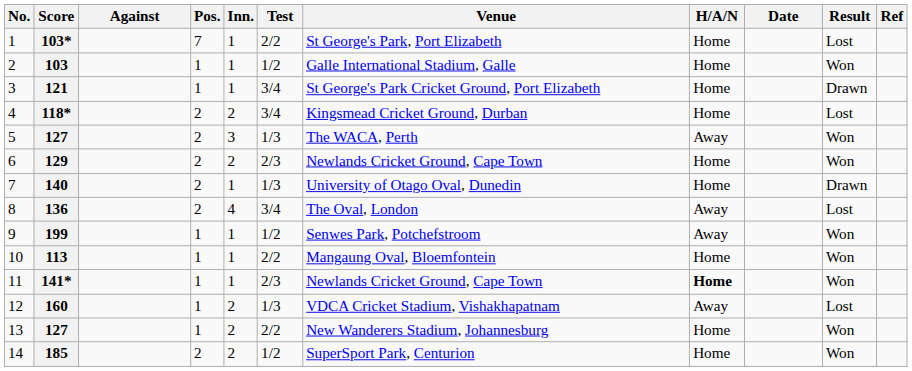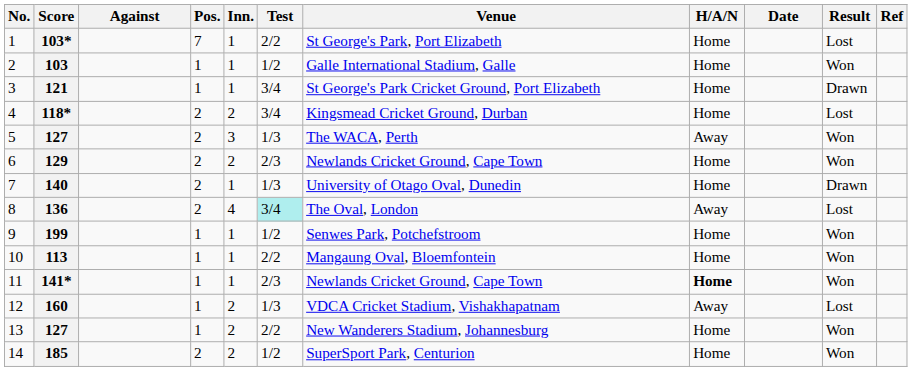(271, 209) no background -> (271, 209) paleturquoise background
(711, 233) Away -> (712, 233) Home
